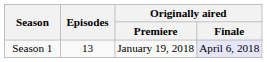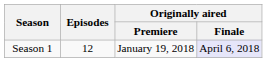(88, 48) 13 -> (88, 48) 12
